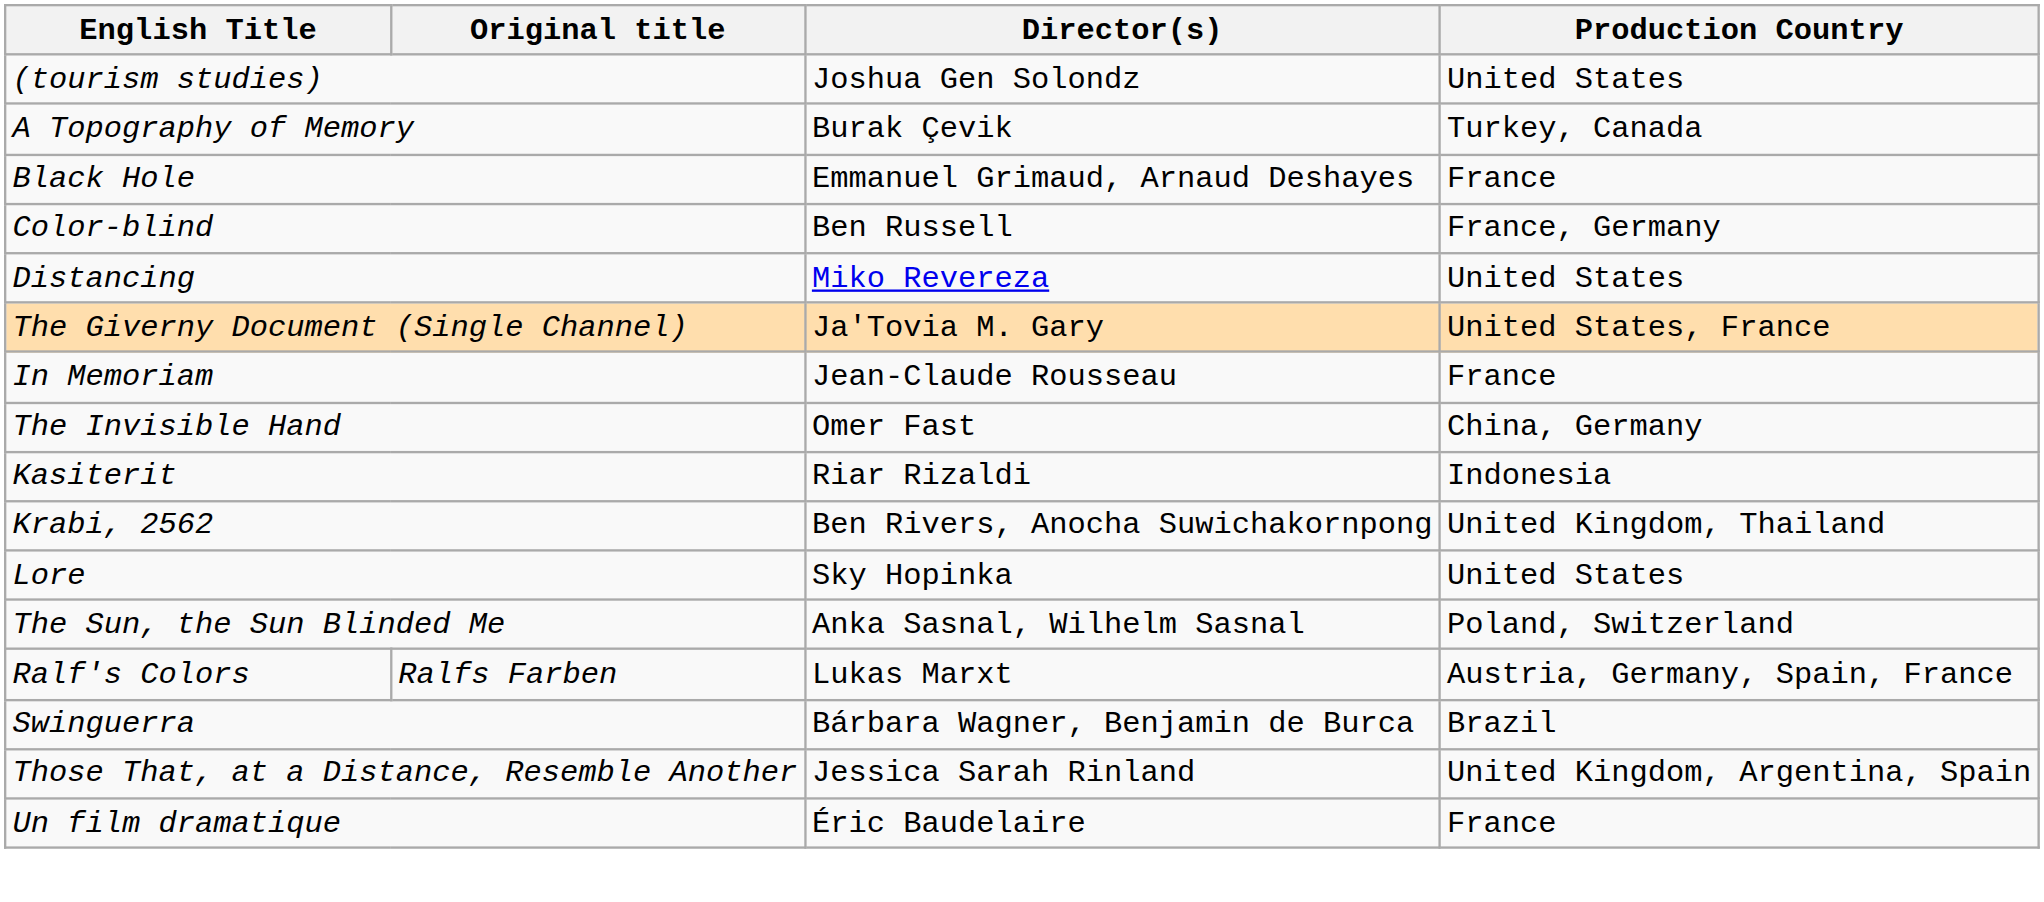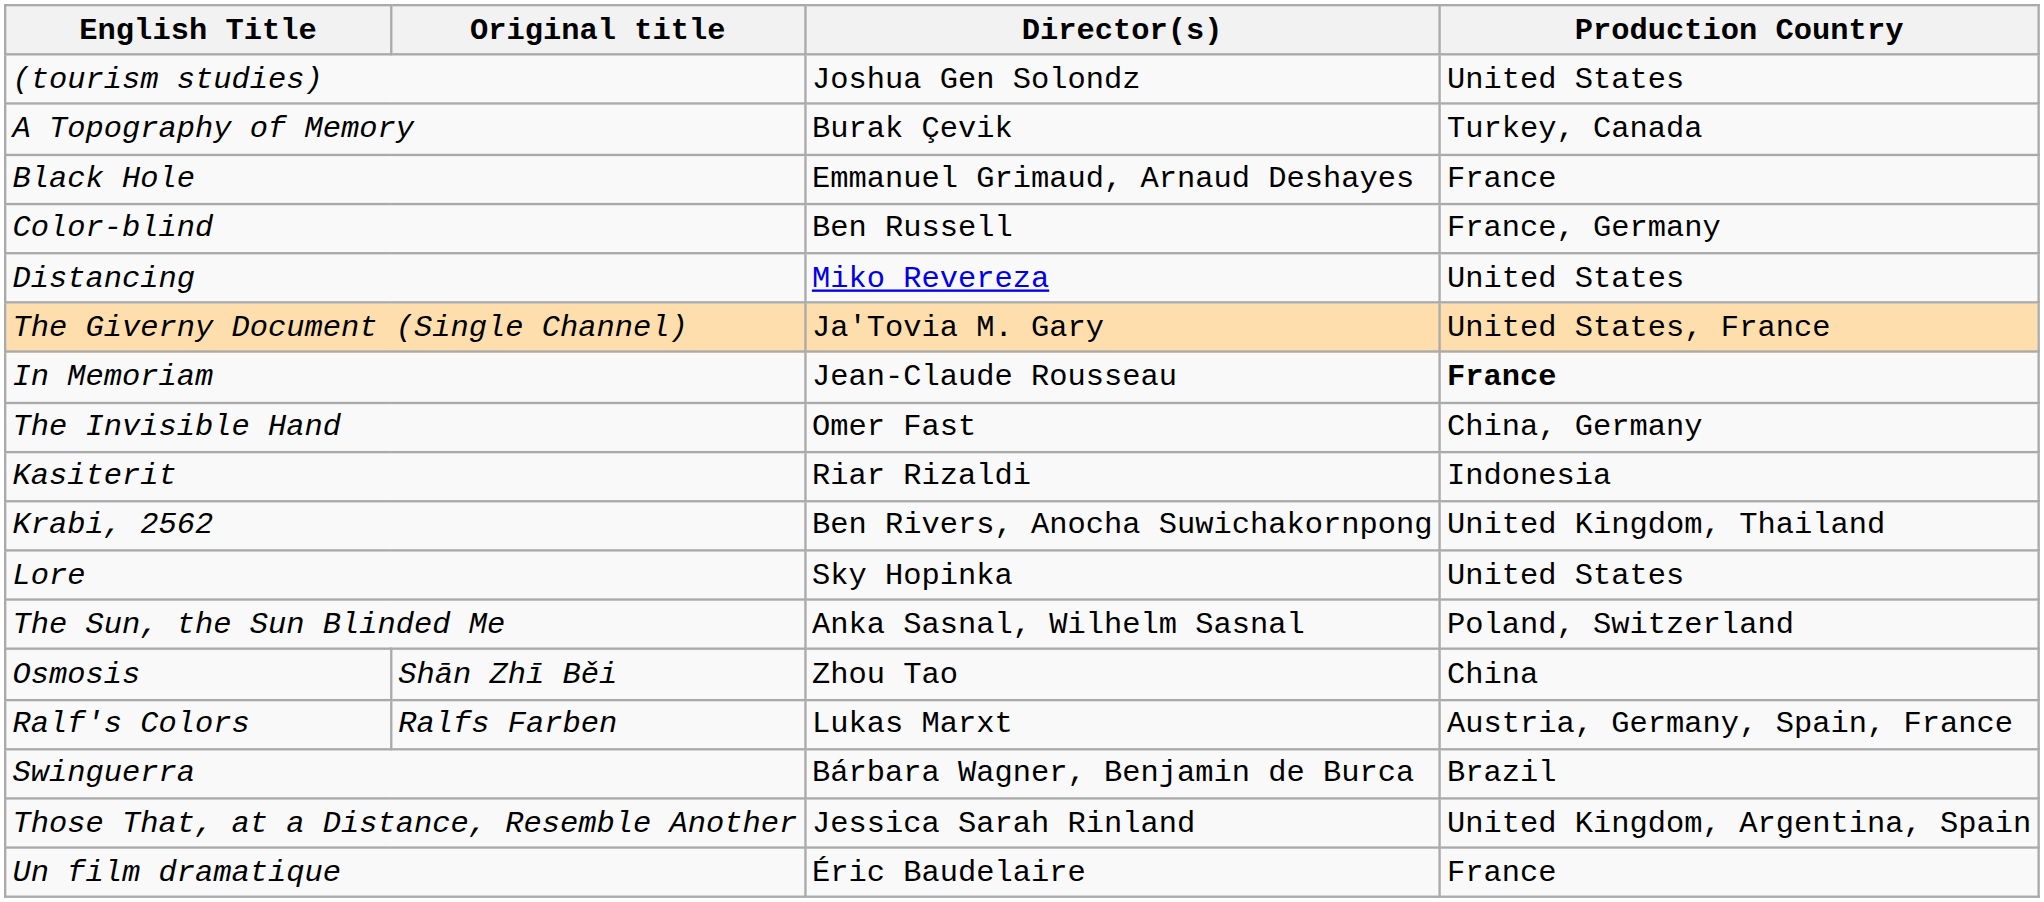(1502, 377) normal -> (1502, 377) bold
+ row: (76, 674)
